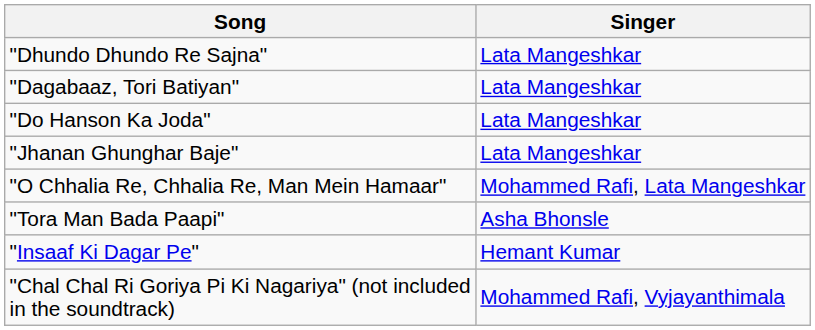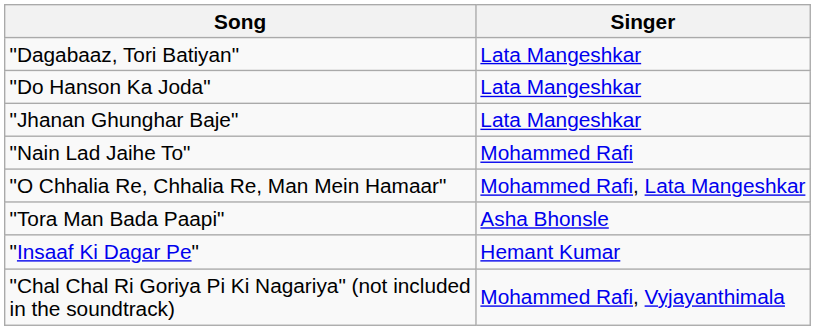- row: (138, 54)
+ row: (100, 153)
